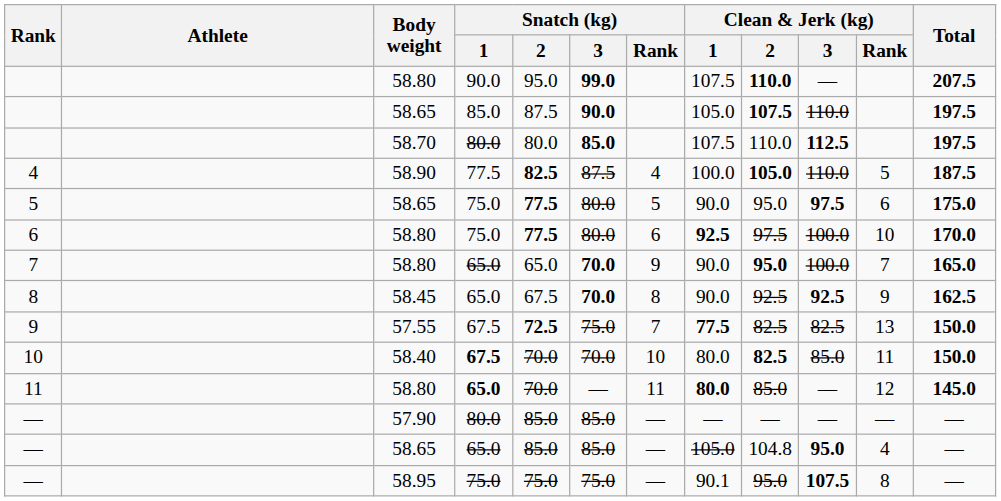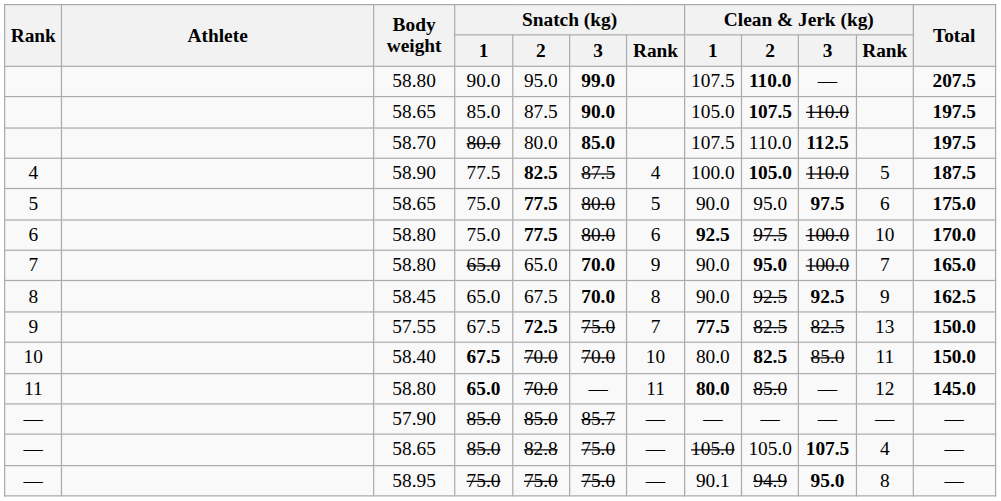(484, 419) 80.0 -> (484, 419) 85.0
(598, 419) 85.0 -> (598, 419) 85.7
(484, 449) 65.0 -> (484, 449) 85.0
(541, 449) 85.0 -> (541, 449) 82.8
(598, 449) 85.0 -> (598, 449) 75.0
(770, 449) 104.8 -> (770, 449) 105.0
(827, 449) 95.0 -> (827, 449) 107.5
(770, 480) 95.0 -> (770, 480) 94.9
(827, 480) 107.5 -> (827, 480) 95.0
